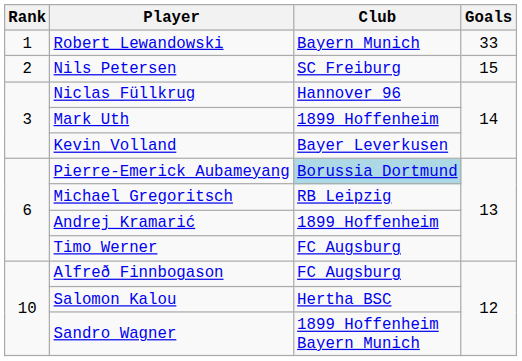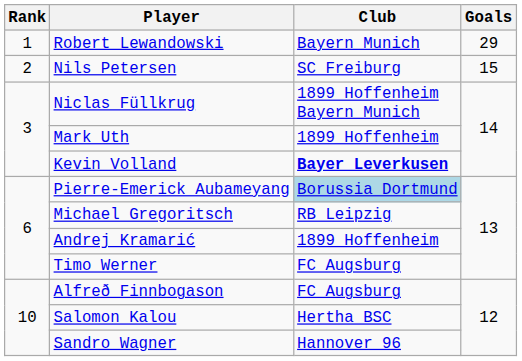(489, 43) 33 -> (489, 43) 29
(349, 94) Hannover 96 -> (368, 103) 1899 Hoffenheim Bayern Munich
(373, 146) normal -> (373, 164) bold
(368, 334) 1899 Hoffenheim Bayern Munich -> (349, 343) Hannover 96
